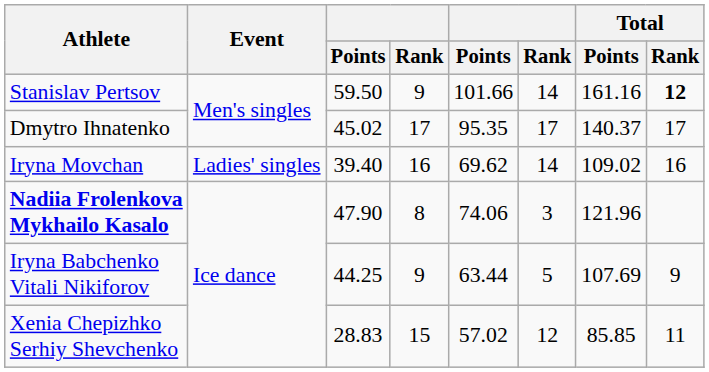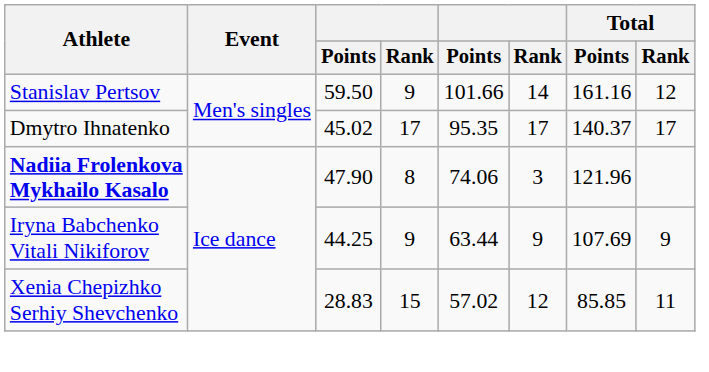(675, 92) bold -> (666, 92) normal
- row: (77, 164)
(547, 274) 5 -> (538, 238) 9
